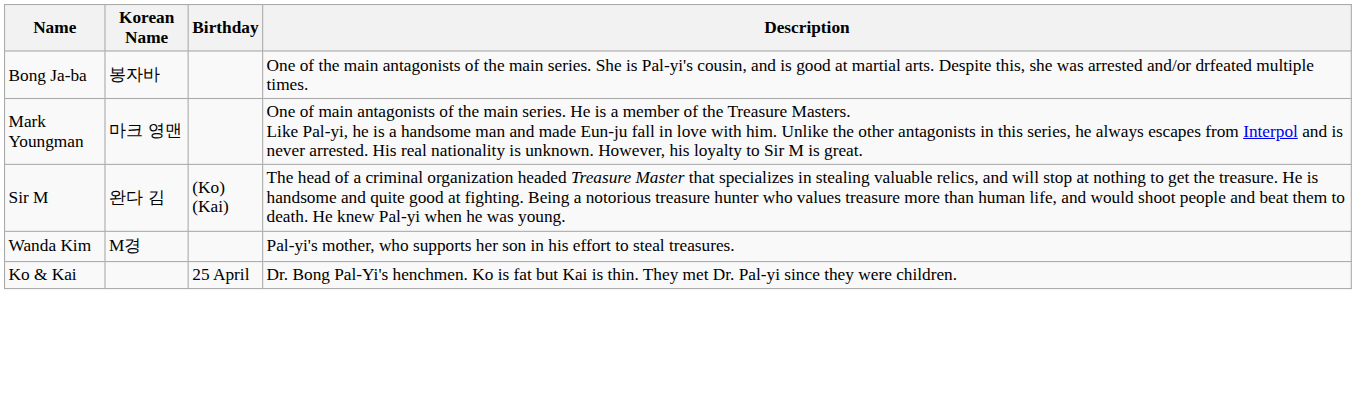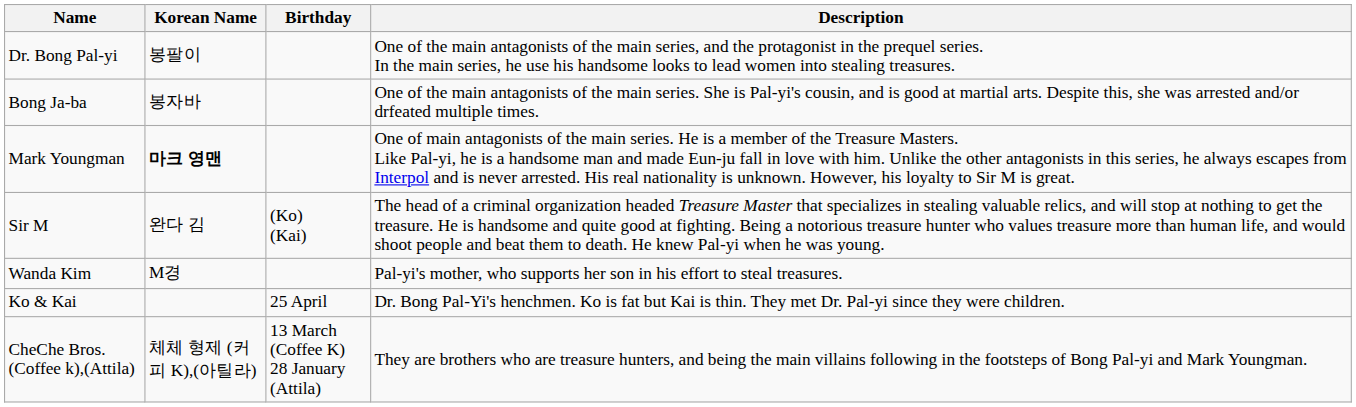+ row: (63, 55)
(146, 130) normal -> (186, 158) bold
+ row: (72, 359)
